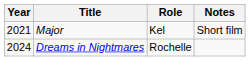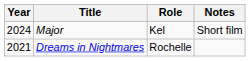(19, 30) 2021 -> (19, 30) 2024
(19, 47) 2024 -> (19, 47) 2021
